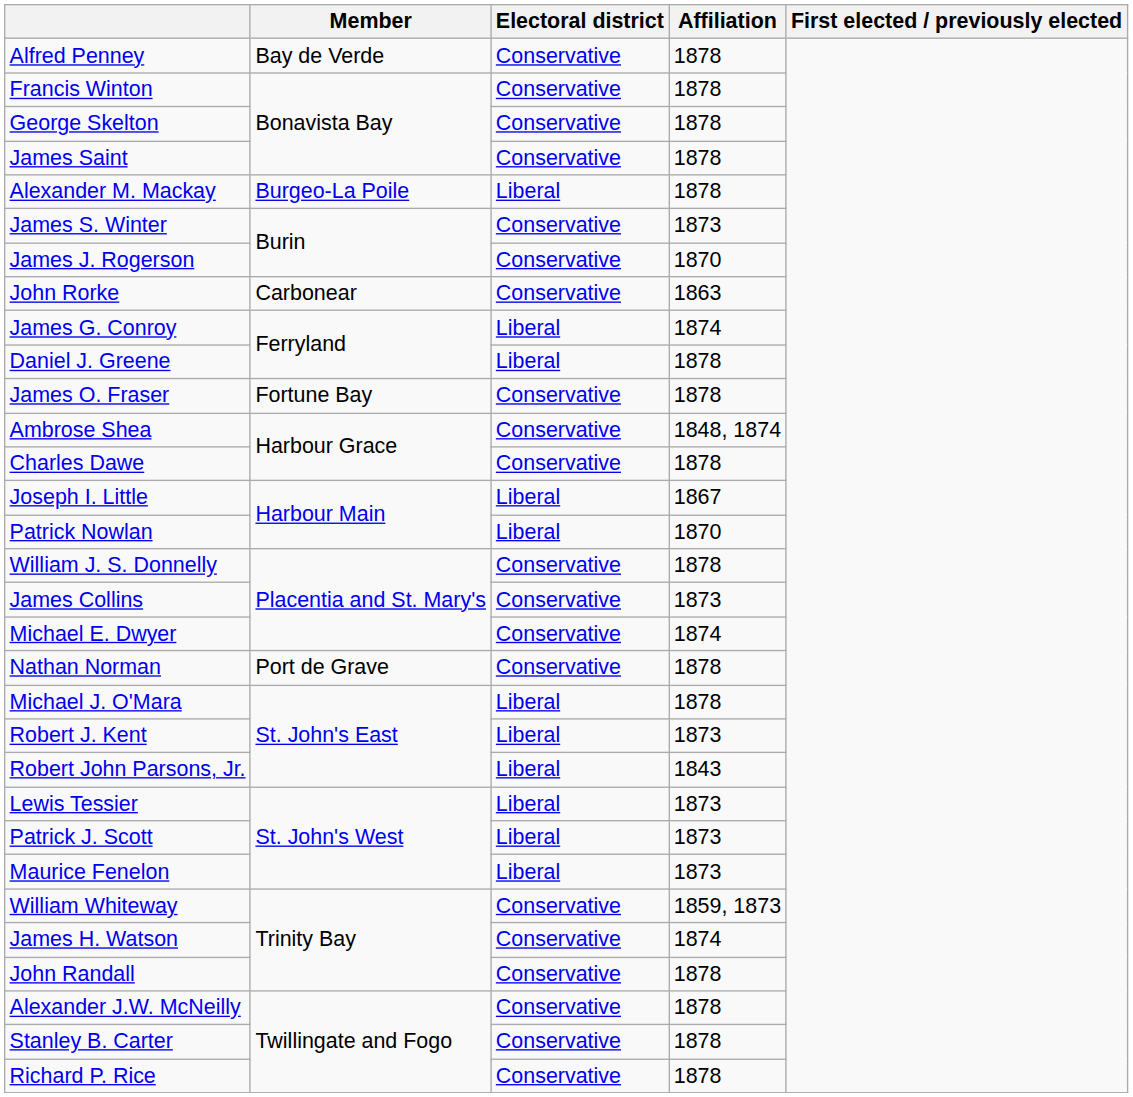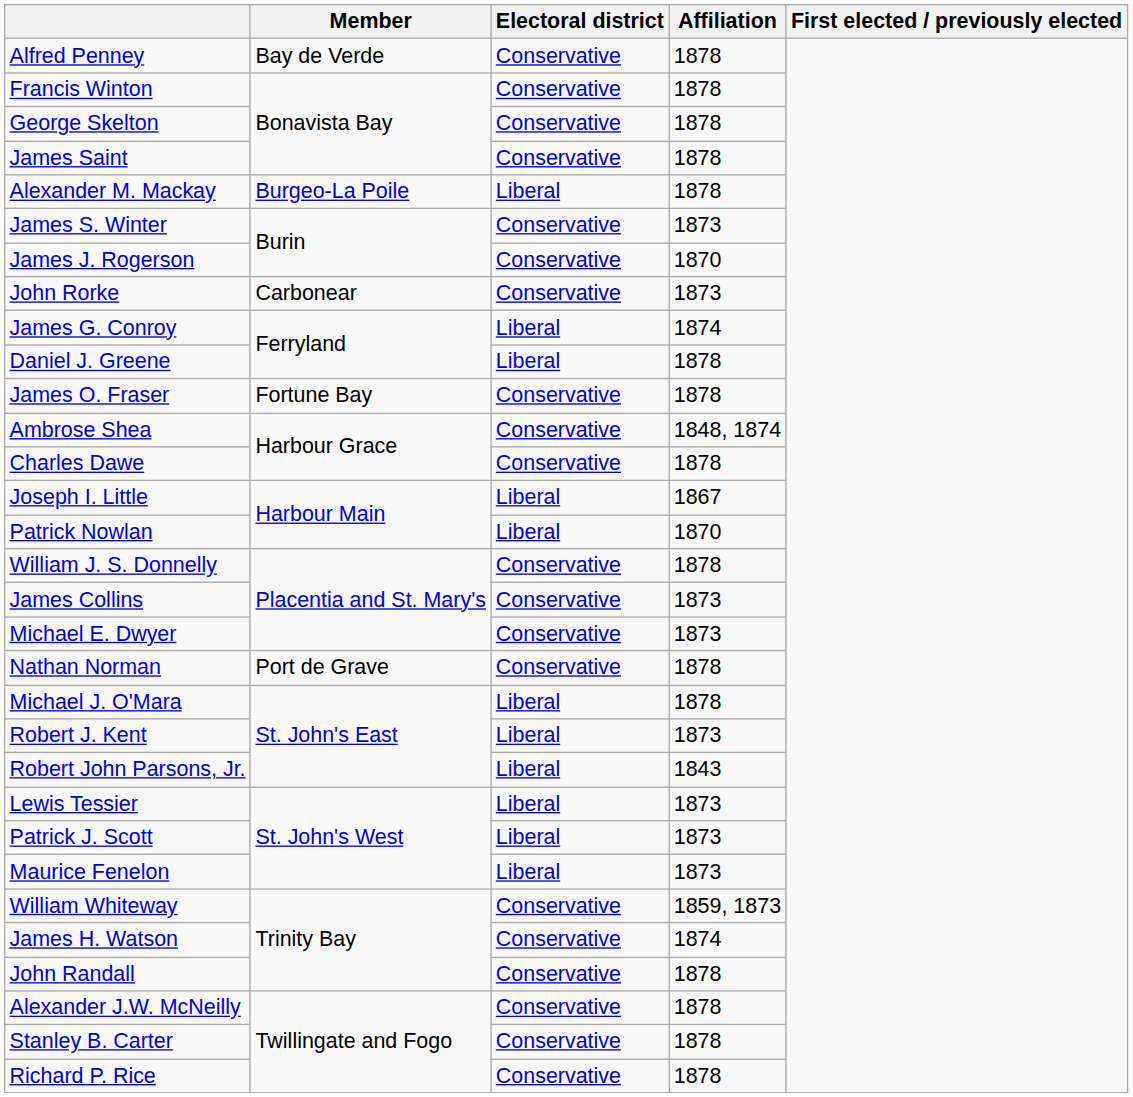(698, 293) 1863 -> (698, 293) 1873
(698, 633) 1874 -> (698, 633) 1873
